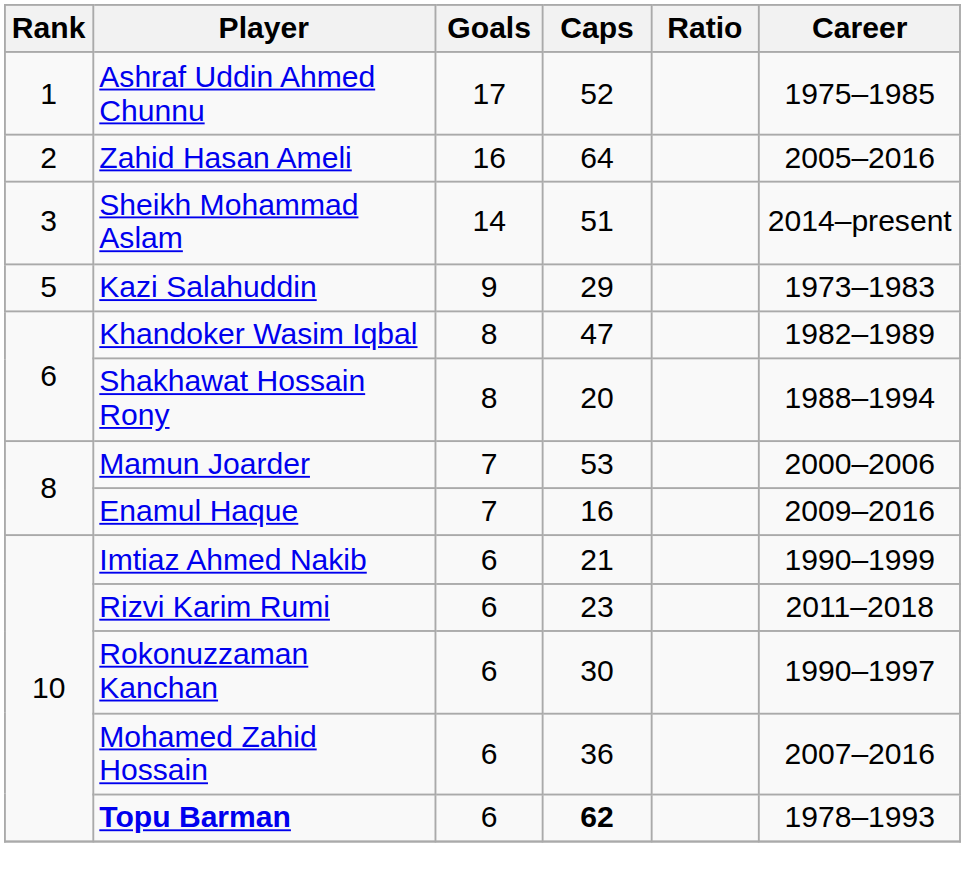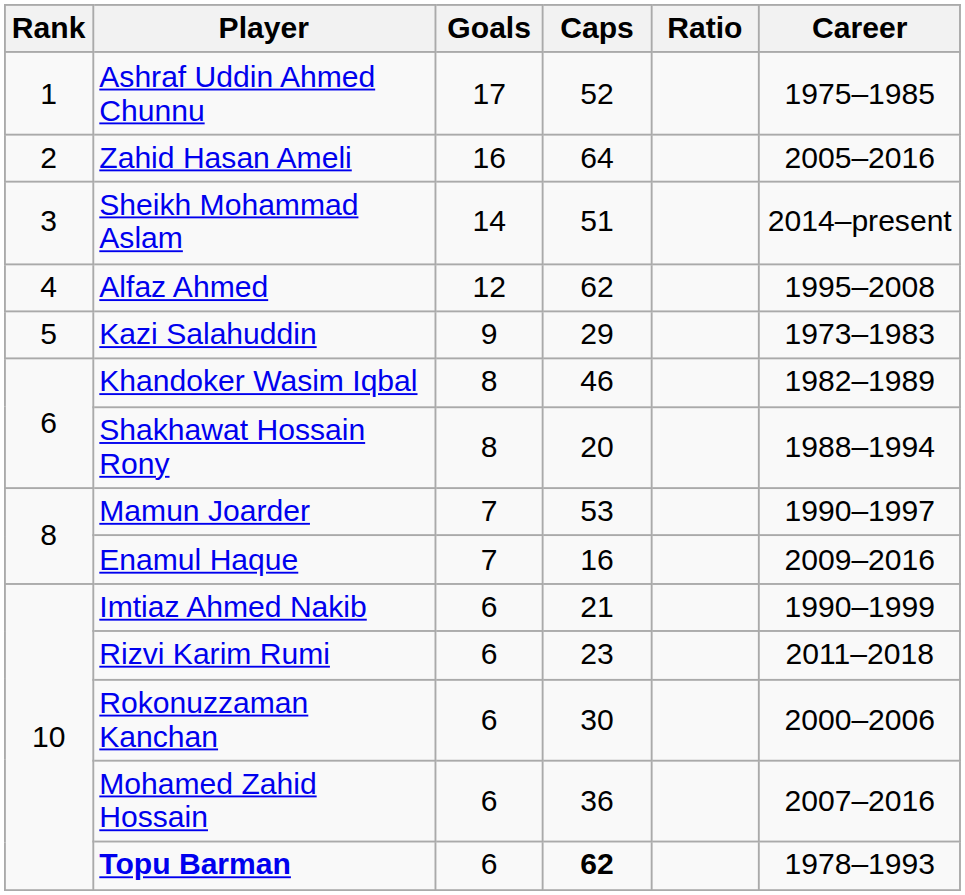+ row: (184, 286)
(597, 334) 47 -> (597, 382) 46
(860, 463) 2000–2006 -> (860, 511) 1990–1997
(860, 671) 1990–1997 -> (860, 719) 2000–2006
